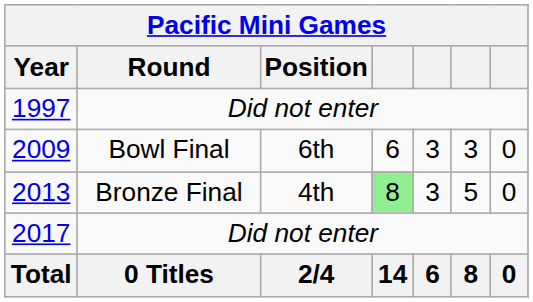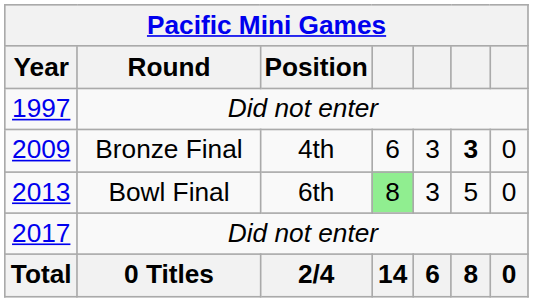(169, 150) Bowl Final -> (169, 150) Bronze Final
(316, 150) 6th -> (316, 150) 4th
(471, 150) normal -> (471, 150) bold
(169, 191) Bronze Final -> (169, 191) Bowl Final
(316, 191) 4th -> (316, 191) 6th
